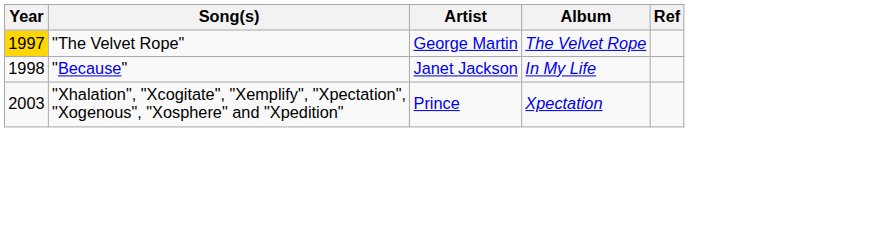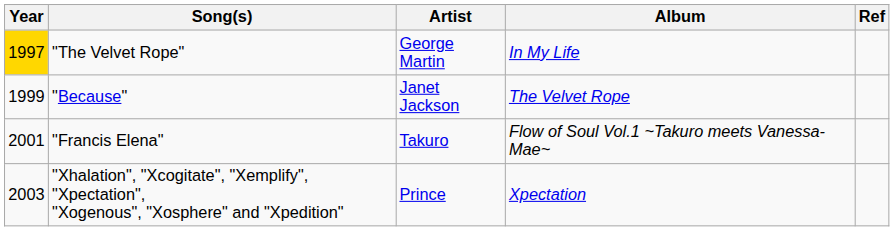(586, 43) The Velvet Rope -> (544, 52) In My Life
(26, 69) 1998 -> (26, 96) 1999
(561, 69) In My Life -> (569, 96) The Velvet Rope
+ row: (108, 140)
